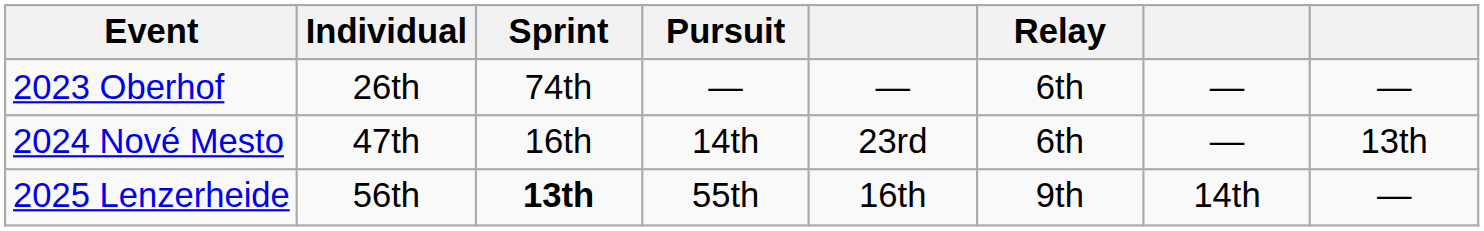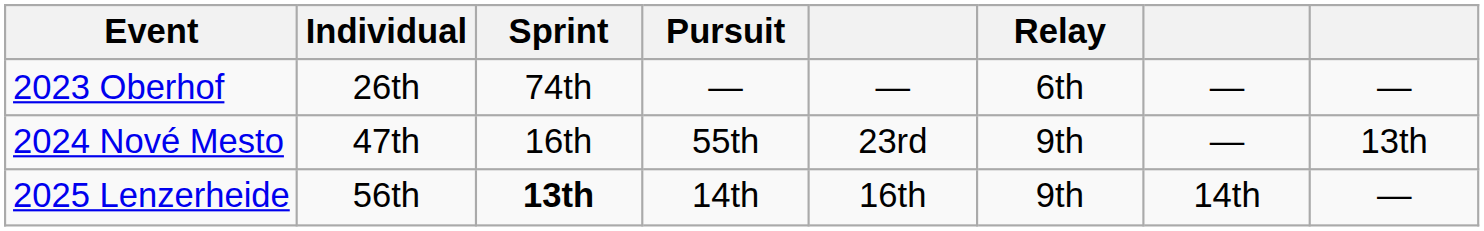(726, 141) 14th -> (726, 141) 55th
(1060, 141) 6th -> (1060, 141) 9th
(726, 196) 55th -> (726, 196) 14th
